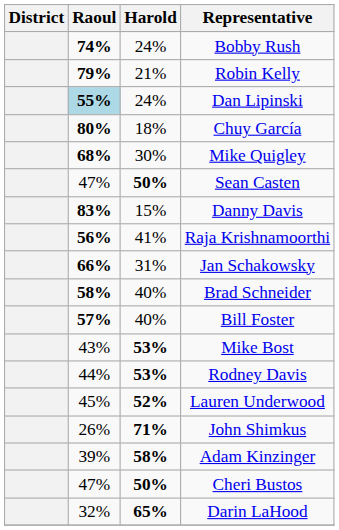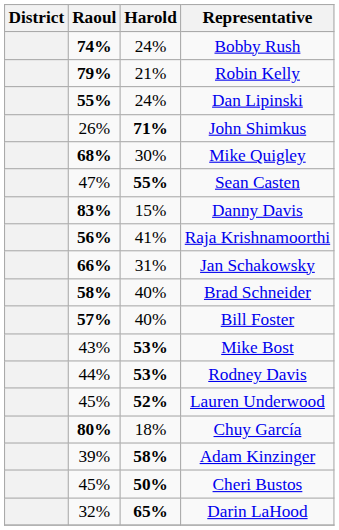(94, 100) lightblue background -> (94, 100) no background
rows swapped: (257, 127) <-> (257, 429)
(151, 182) 50% -> (151, 182) 55%
(94, 484) 47% -> (94, 484) 45%
